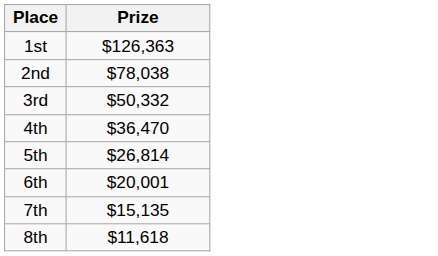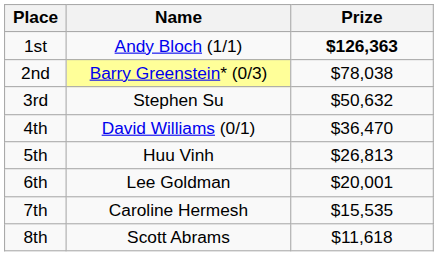+ column: (178, 18)
(138, 45) normal -> (362, 45) bold
(138, 100) $50,332 -> (362, 100) $50,632
(138, 155) $26,814 -> (362, 155) $26,813
(138, 210) $15,135 -> (362, 210) $15,535
